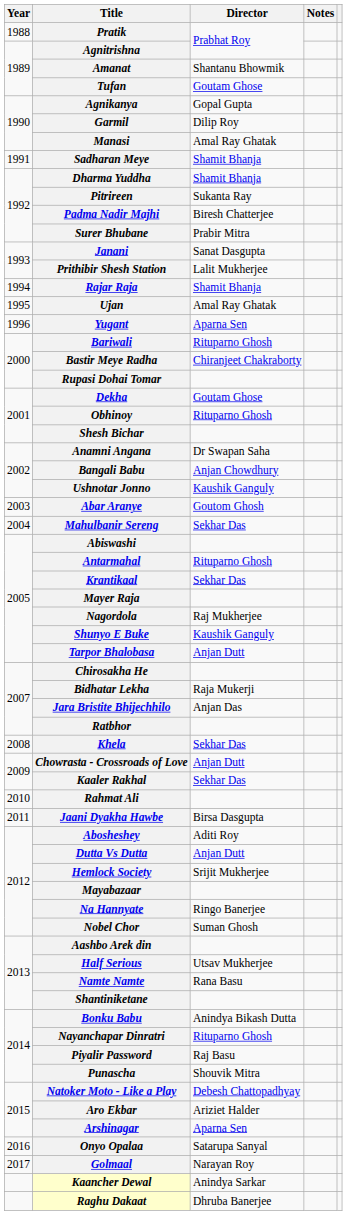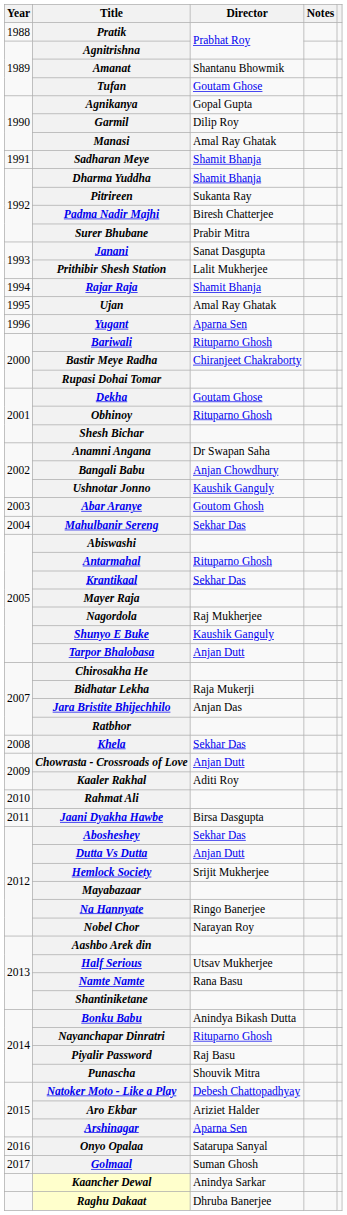(219, 780) Sekhar Das -> (216, 780) Aditi Roy
(216, 835) Aditi Roy -> (219, 835) Sekhar Das
(225, 927) Suman Ghosh -> (224, 927) Narayan Roy
(224, 1164) Narayan Roy -> (225, 1164) Suman Ghosh
